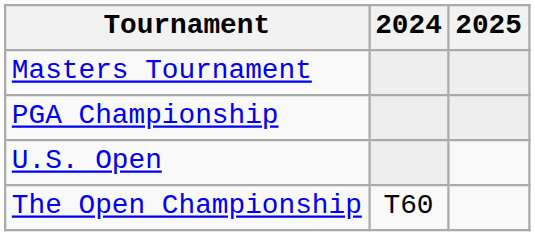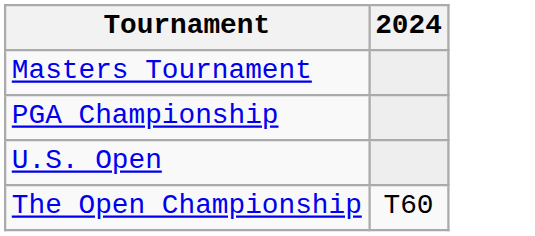- column: (489, 28)
